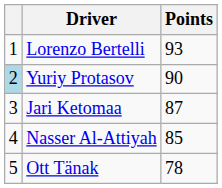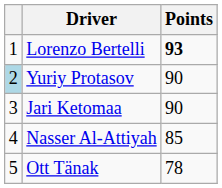(174, 49) normal -> (174, 49) bold
(174, 108) 87 -> (174, 108) 90
